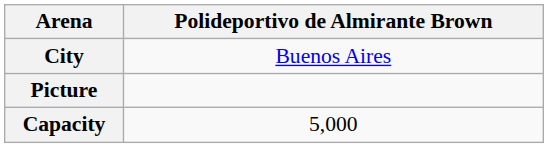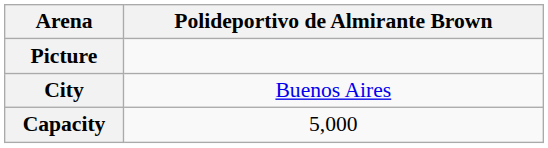rows swapped: (64, 90) <-> (64, 55)
